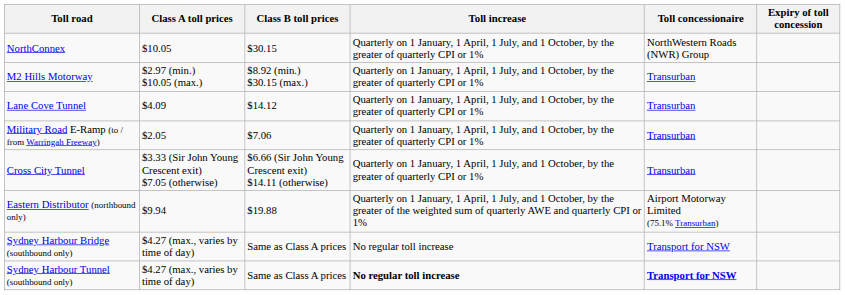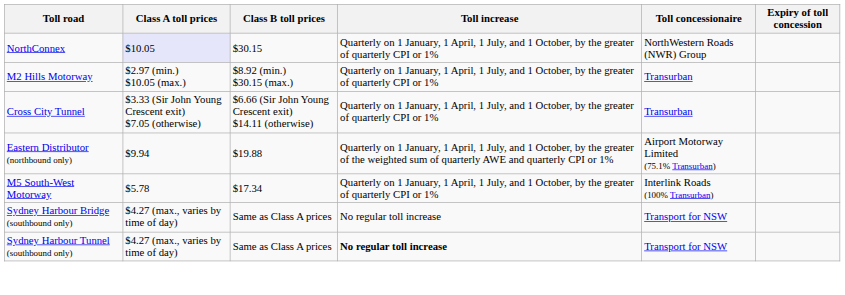(157, 48) no background -> (140, 48) lavender background
- row: (46, 106)
- row: (65, 135)
+ row: (40, 188)
(692, 275) bold -> (686, 246) normal
